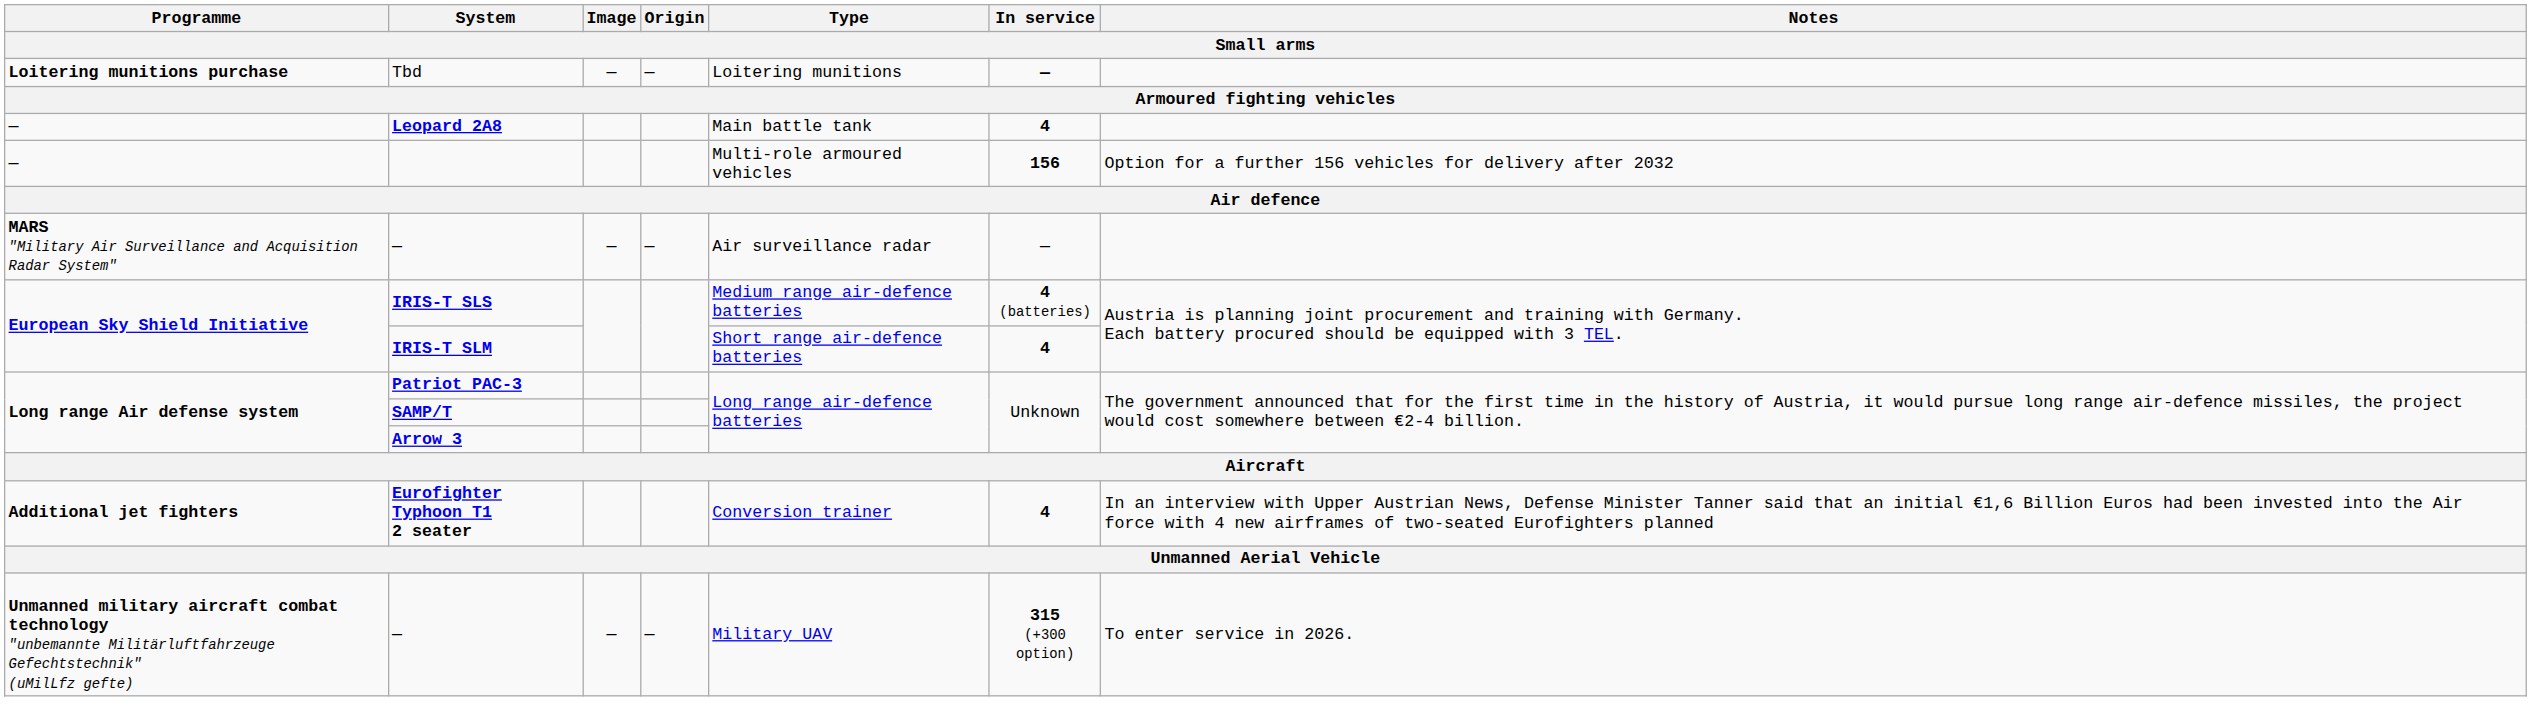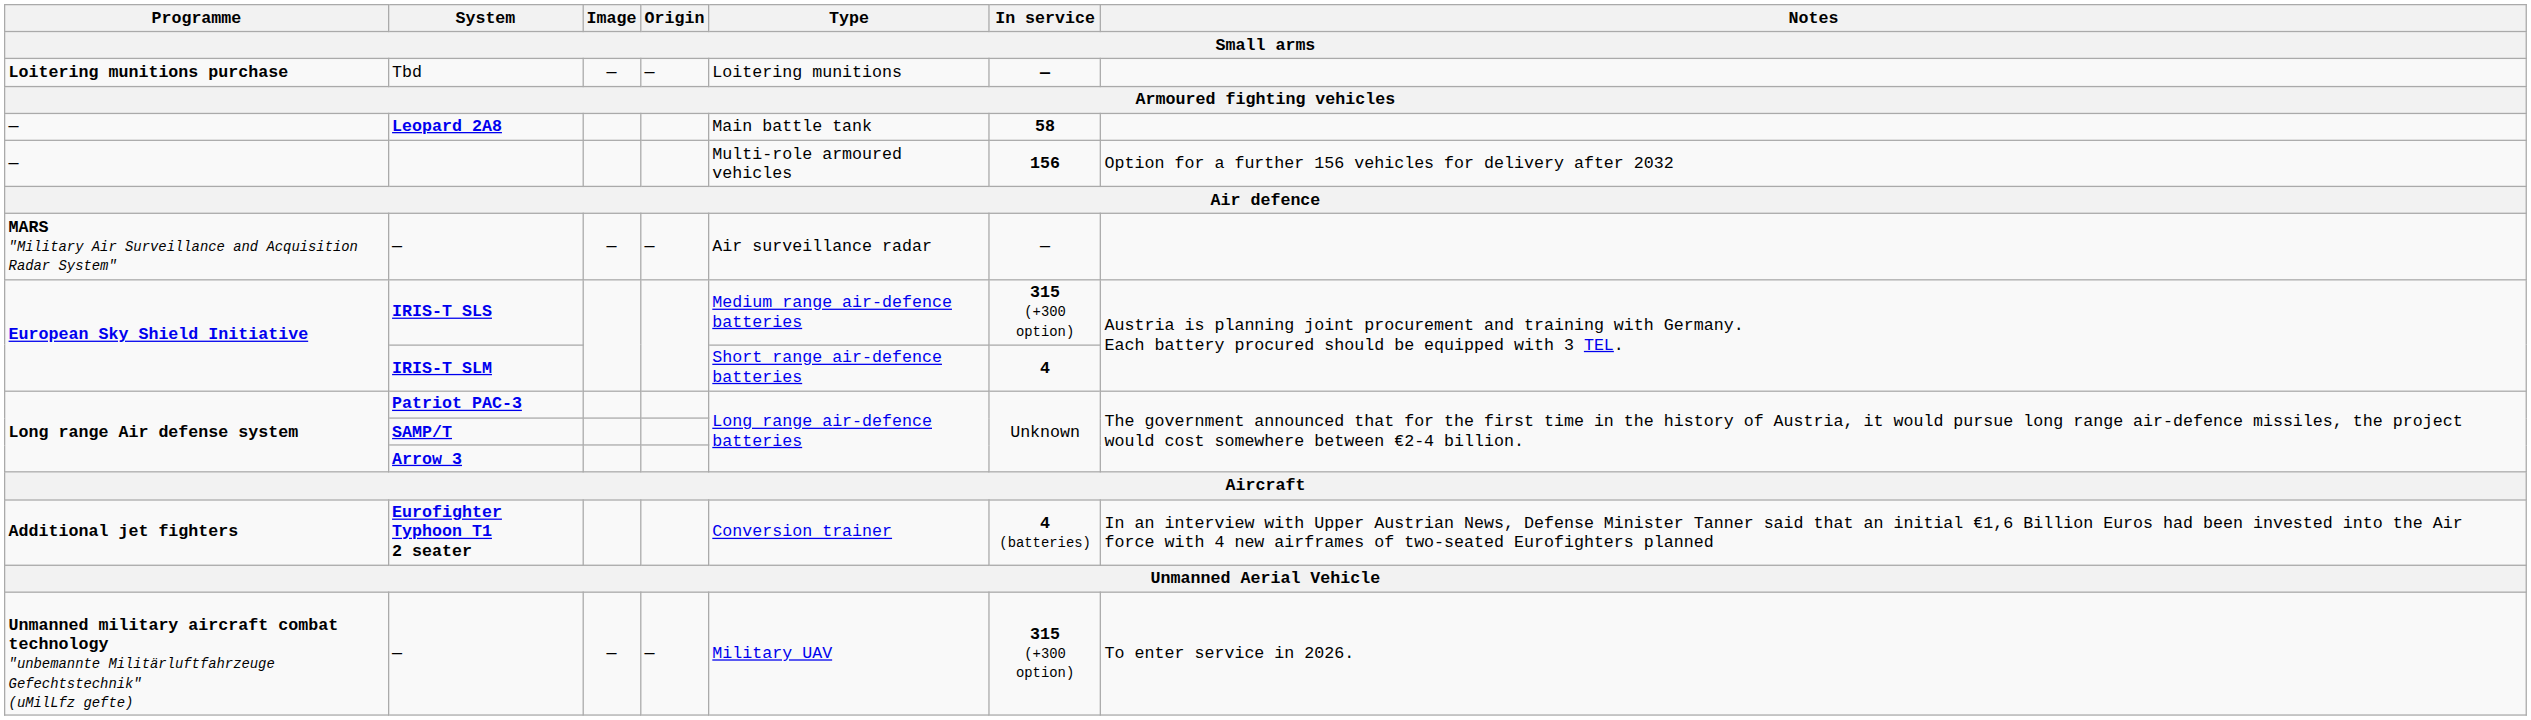(1045, 127) 4 -> (1045, 127) 58
(1045, 302) 4 (batteries) -> (1045, 311) 315 (+300 option)
(1045, 513) 4 -> (1045, 532) 4 (batteries)
